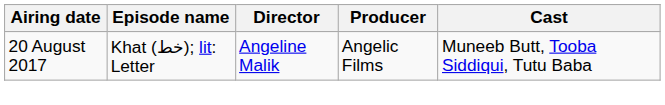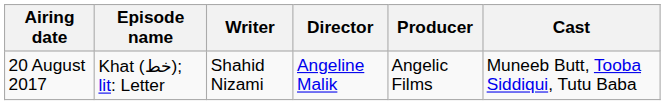+ column: (250, 27)
